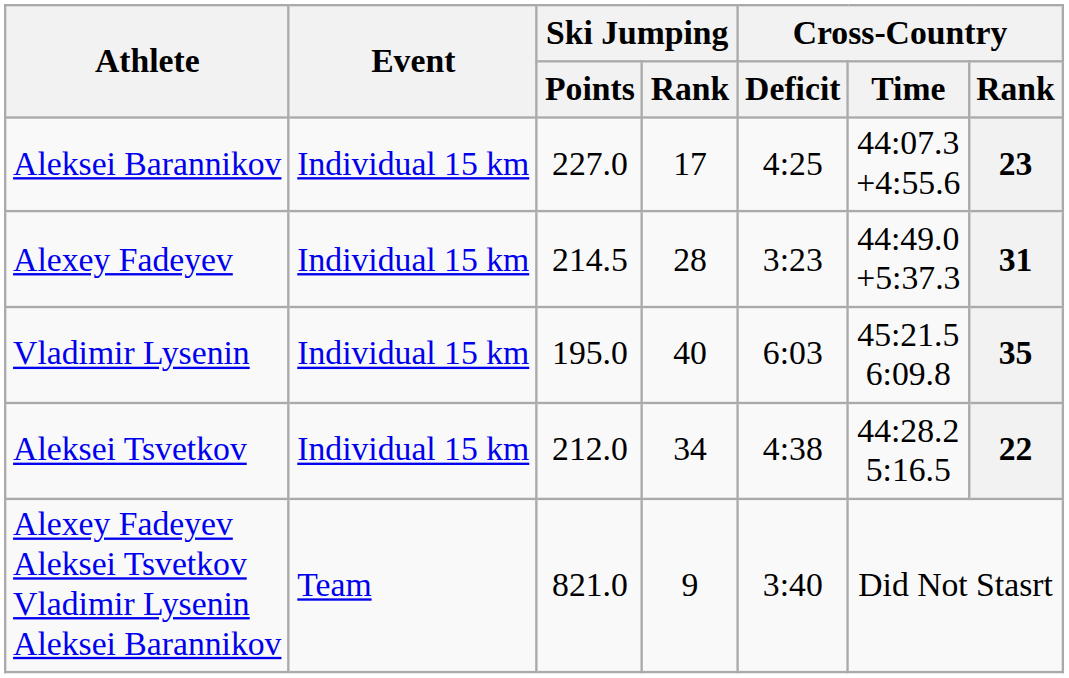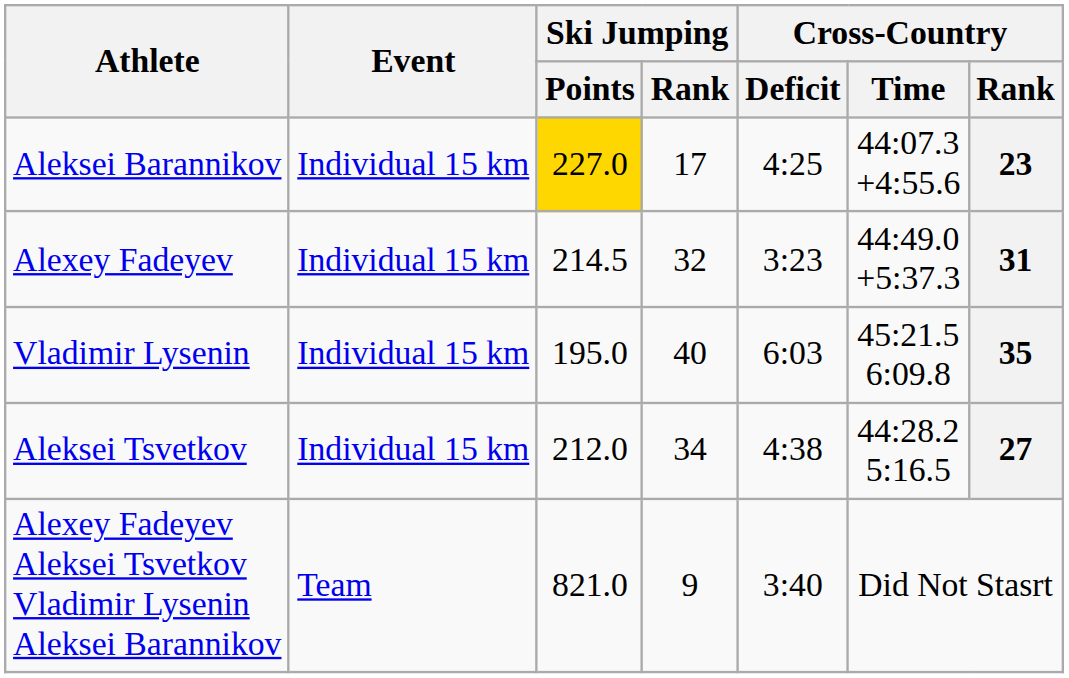(590, 163) no background -> (590, 163) gold background
(690, 259) 28 -> (690, 259) 32
(1016, 449) 22 -> (1016, 449) 27
